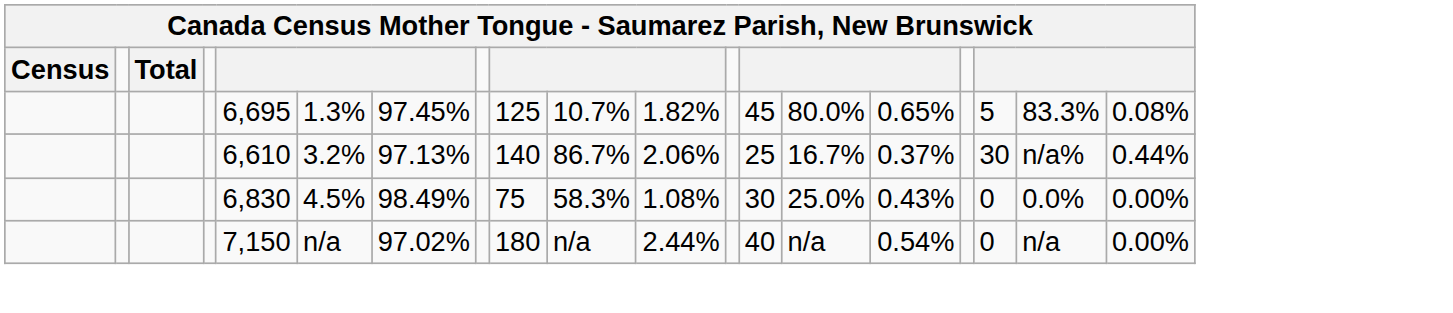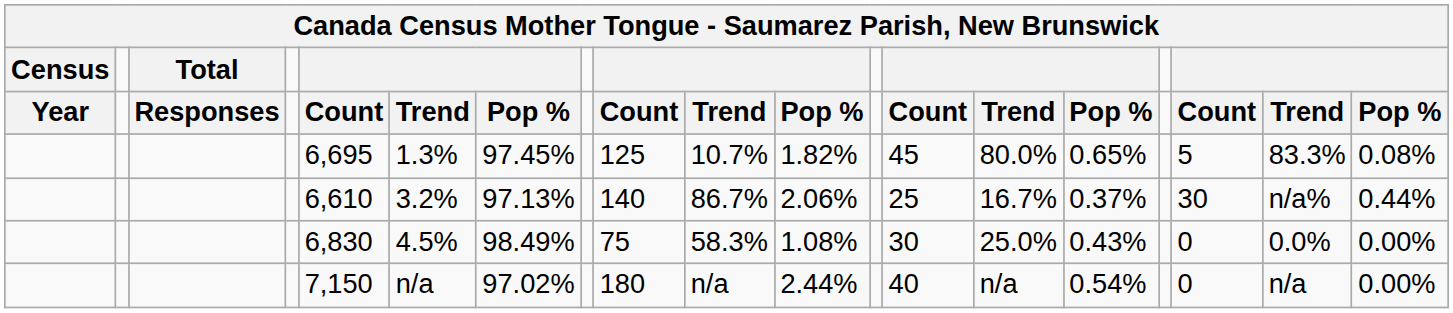+ row: (60, 112)
